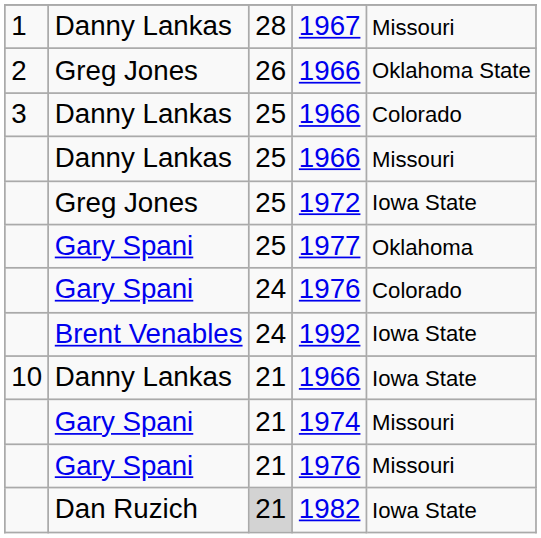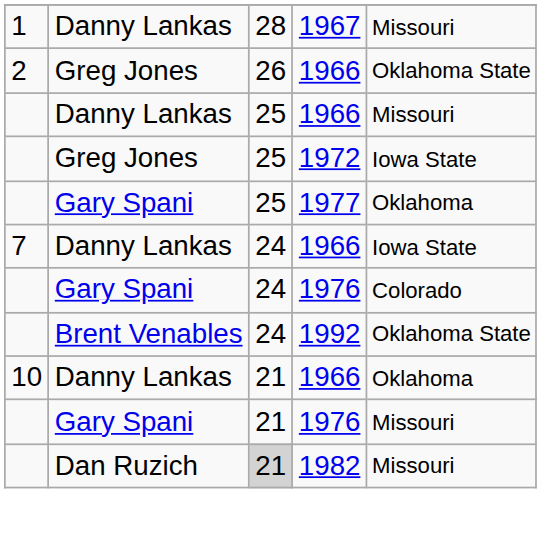- row: (19, 114)
+ row: (19, 245)
(424, 334) Iowa State -> (451, 334) Oklahoma State
(424, 378) Iowa State -> (423, 378) Oklahoma
- row: (27, 422)
(424, 510) Iowa State -> (413, 466) Missouri
